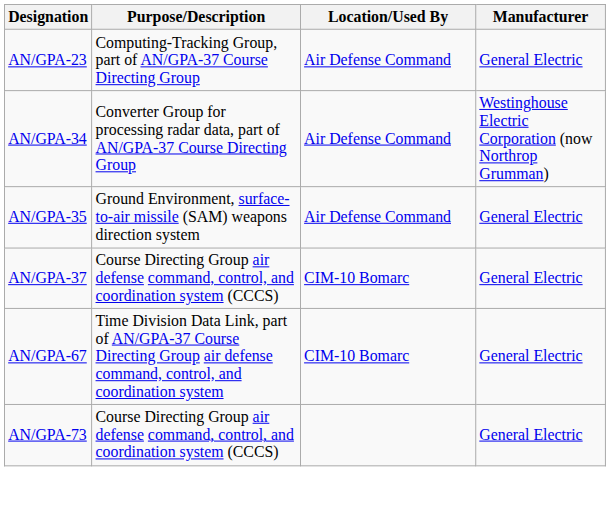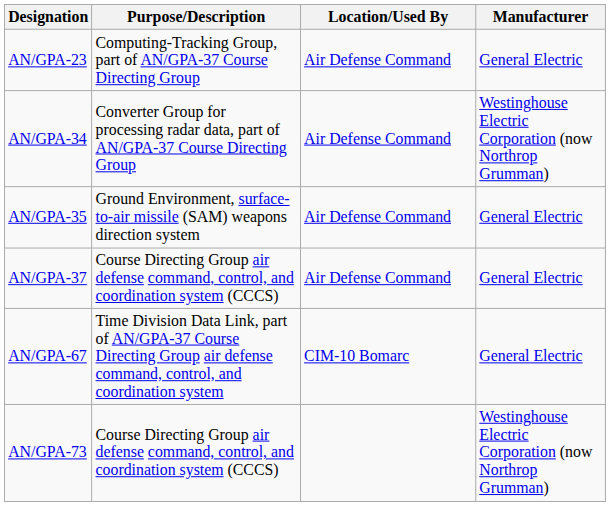(357, 277) CIM-10 Bomarc -> (378, 277) Air Defense Command
(531, 435) General Electric -> (536, 452) Westinghouse Electric Corporation (now Northrop Grumman)
